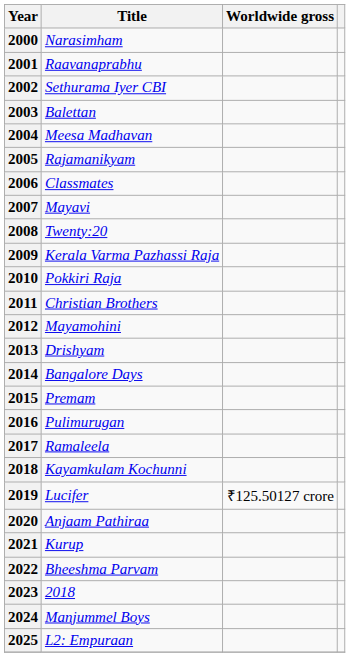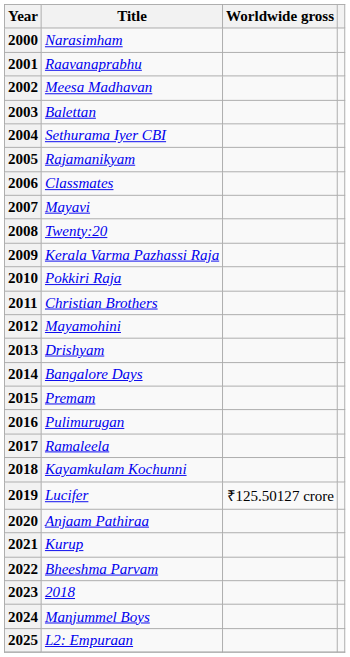(106, 87) Sethurama Iyer CBI -> (99, 87) Meesa Madhavan
(99, 135) Meesa Madhavan -> (106, 135) Sethurama Iyer CBI
